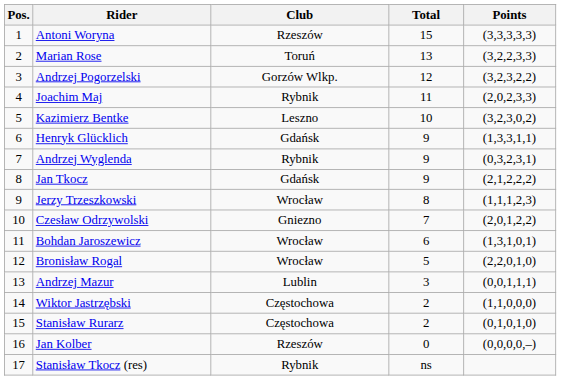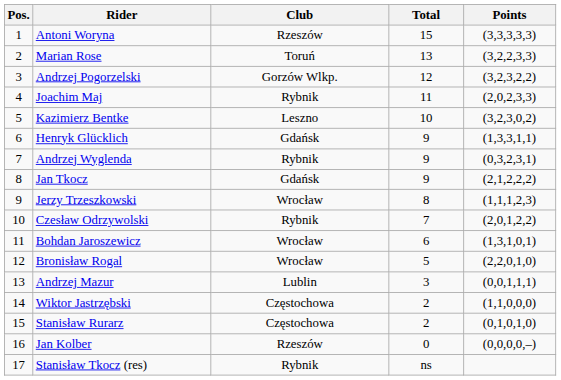(300, 220) Gniezno -> (300, 220) Rybnik
